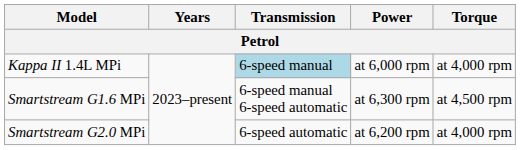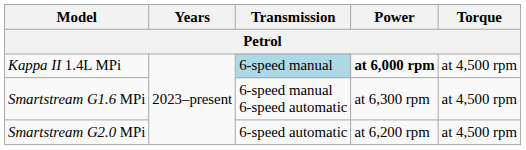(392, 66) normal -> (395, 66) bold
(474, 66) at 4,000 rpm -> (479, 66) at 4,500 rpm
(474, 132) at 4,000 rpm -> (479, 132) at 4,500 rpm
